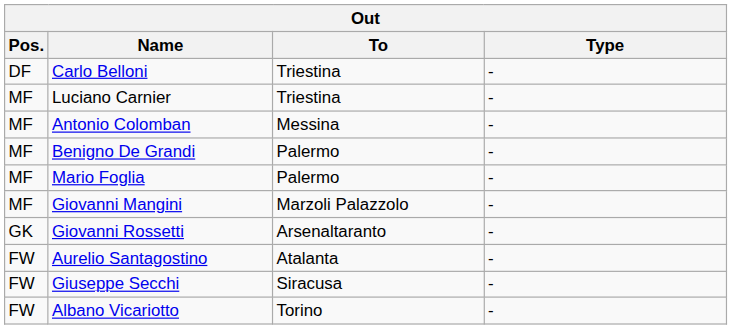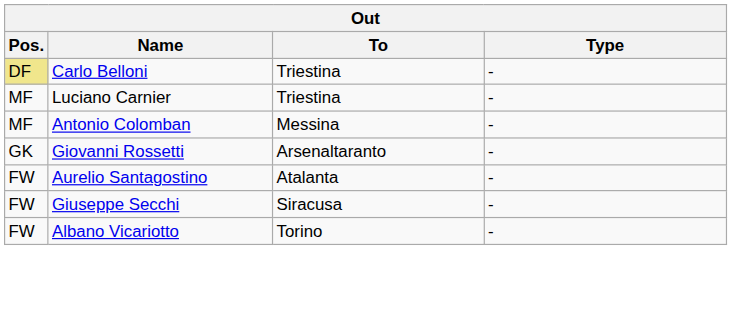(20, 72) no background -> (20, 72) khaki background
- row: (124, 151)
- row: (98, 178)
- row: (117, 205)
